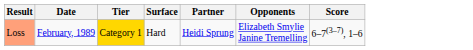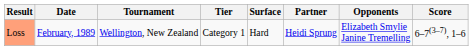+ column: (149, 12)
(121, 32) gold background -> (224, 32) no background
